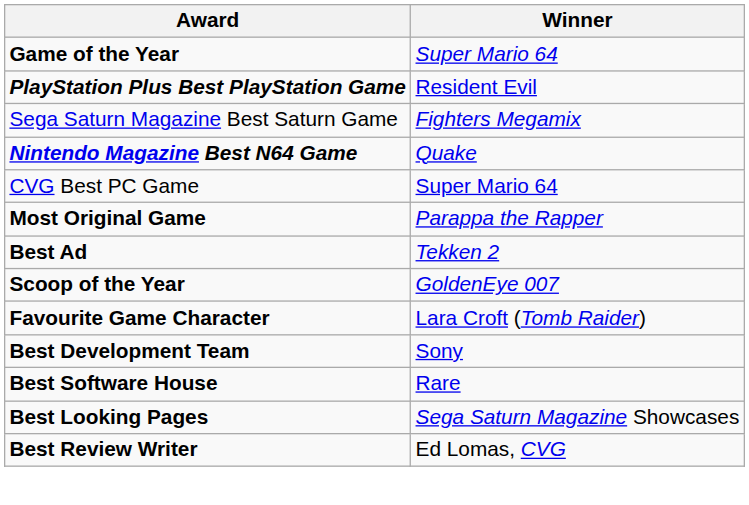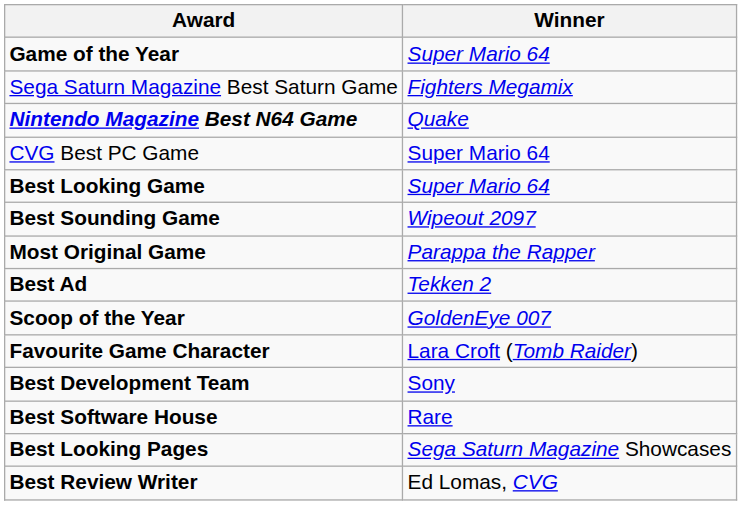- row: (208, 86)
+ row: (107, 185)
+ row: (115, 218)
